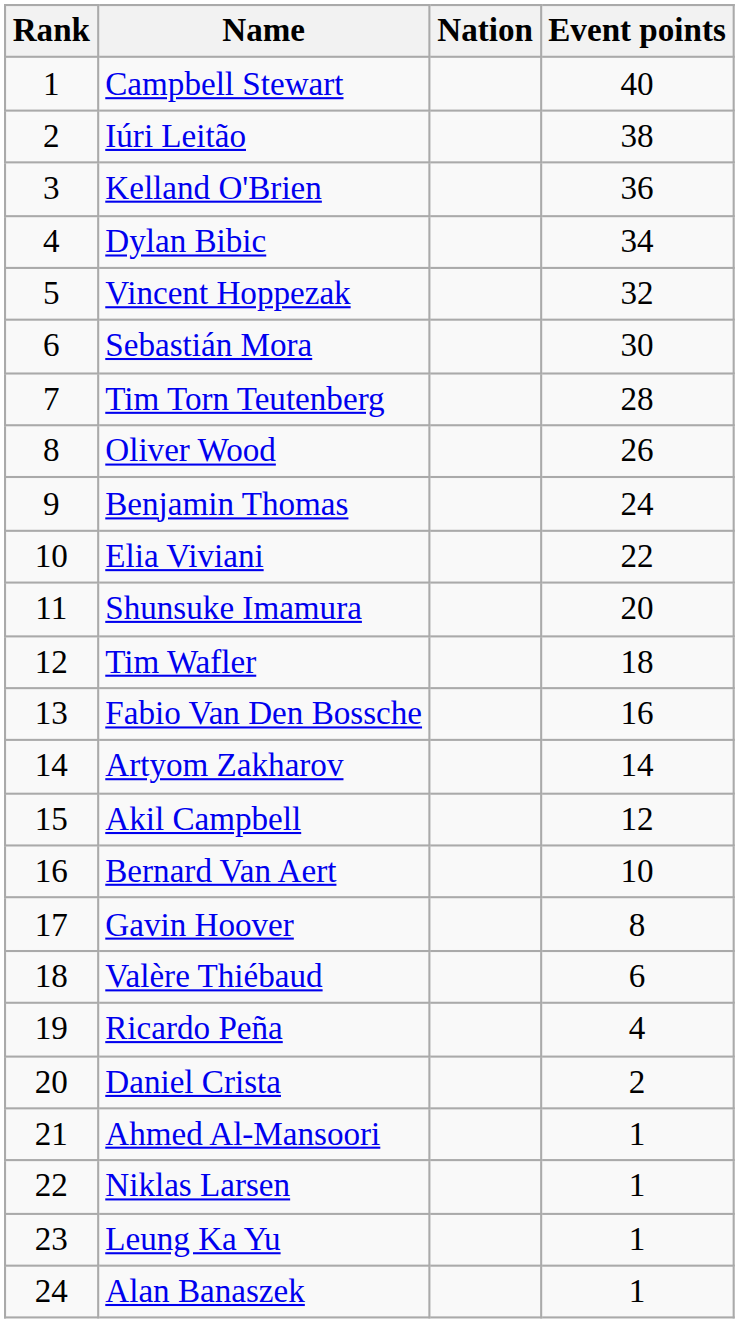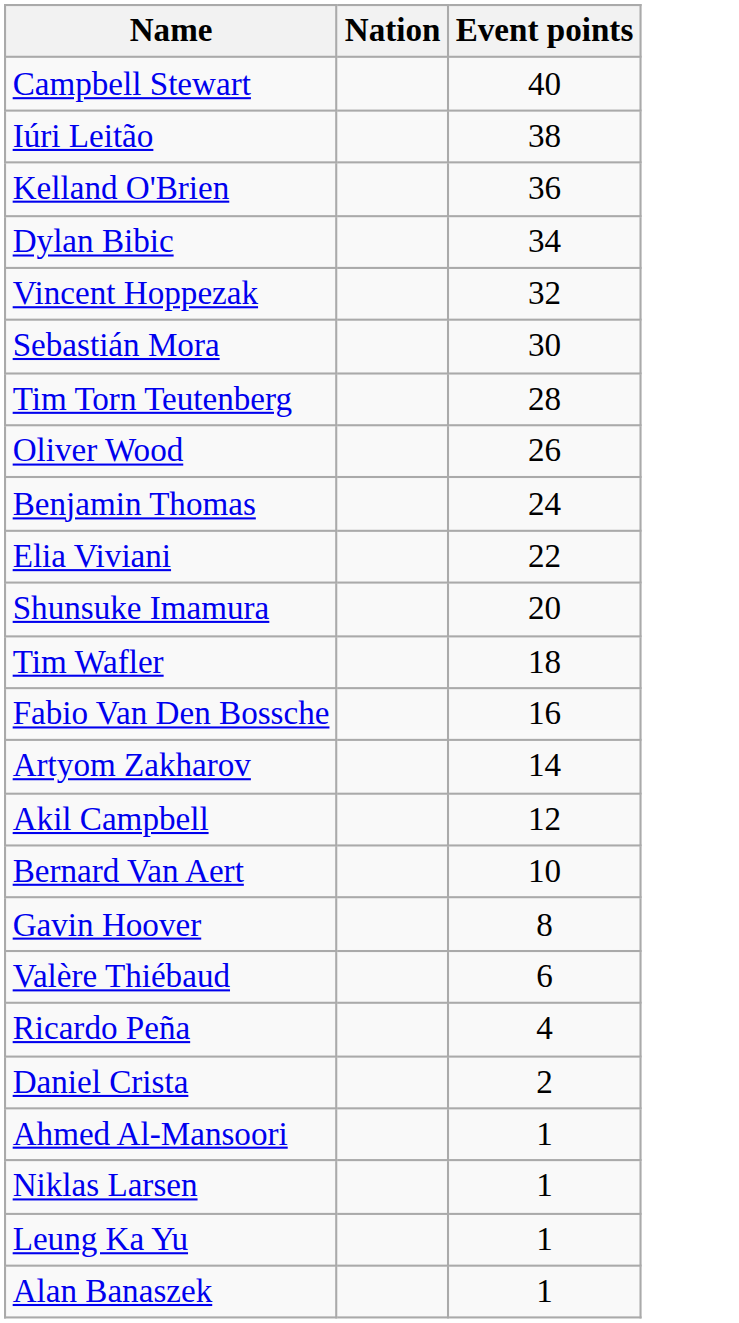- column: (51, 30)
